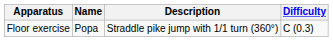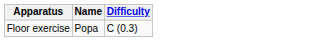- column: (192, 12)
